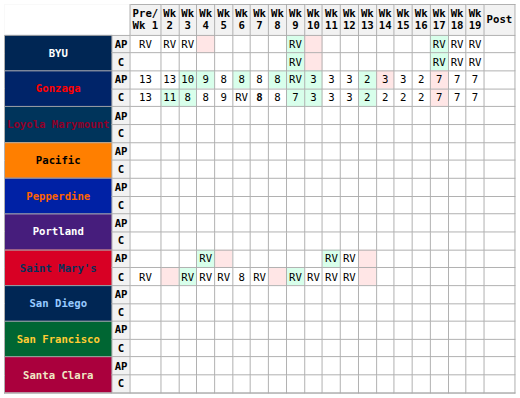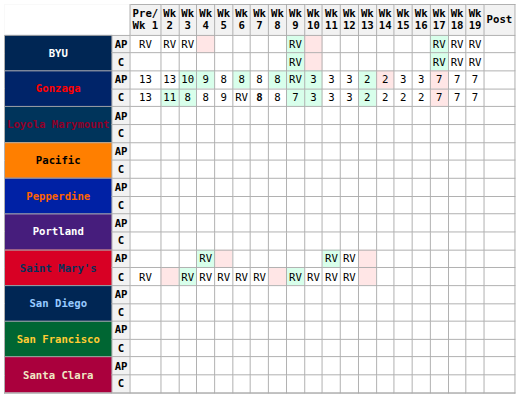(385, 79) 3 -> (385, 79) 2
(421, 79) 2 -> (421, 79) 3
(242, 276) 8 -> (242, 276) RV
